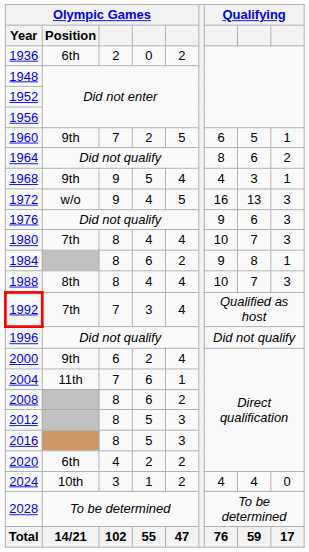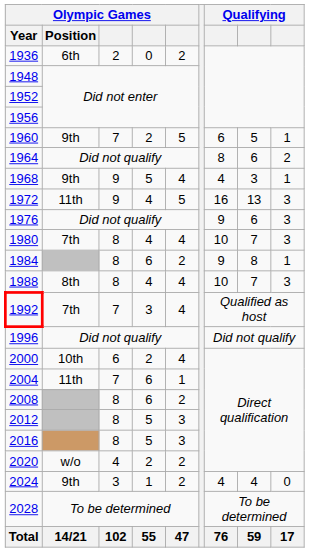(71, 199) w/o -> (71, 199) 11th
(71, 359) 9th -> (71, 359) 10th
(71, 461) 6th -> (71, 461) w/o
(71, 482) 10th -> (71, 482) 9th
